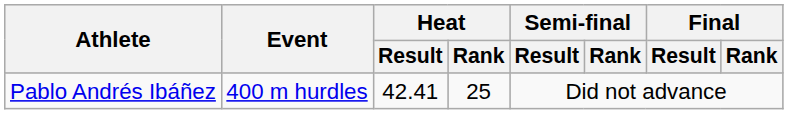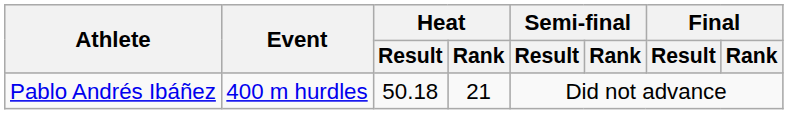(410, 91) 42.41 -> (410, 91) 50.18
(479, 91) 25 -> (479, 91) 21
